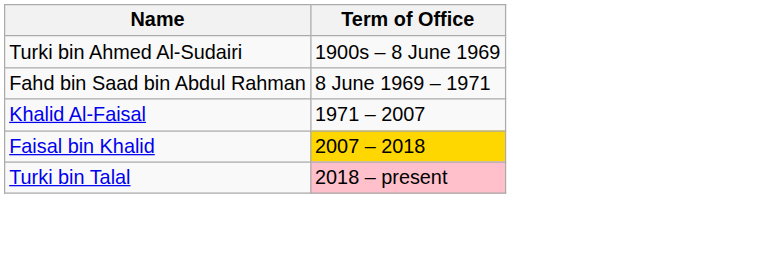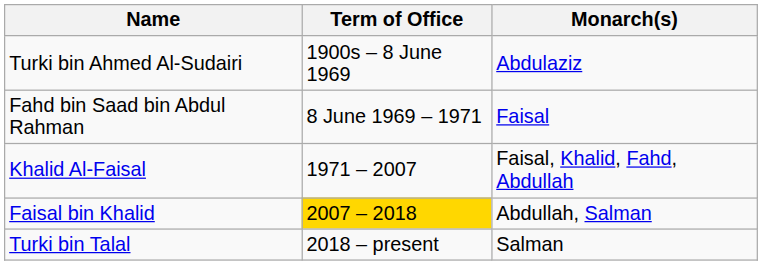+ column: (624, 20)
(381, 177) pink background -> (373, 244) no background
